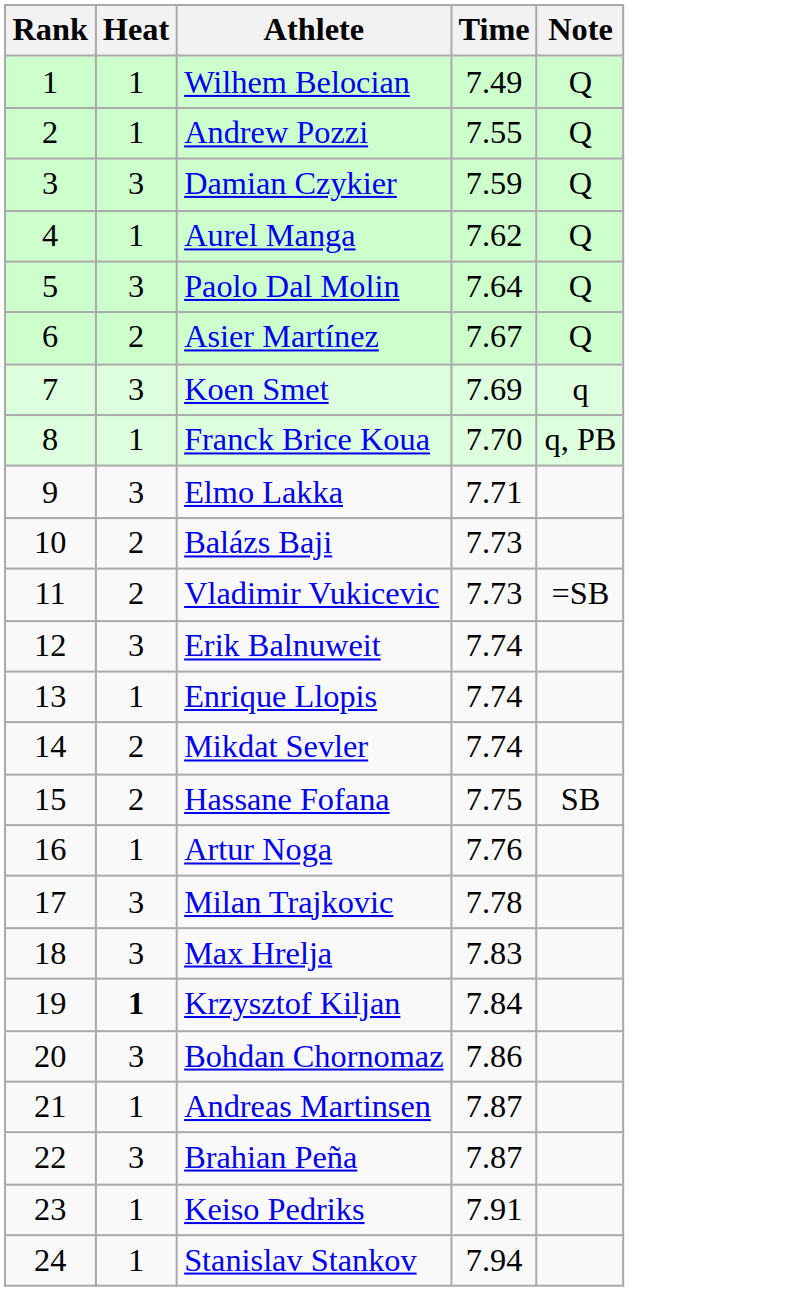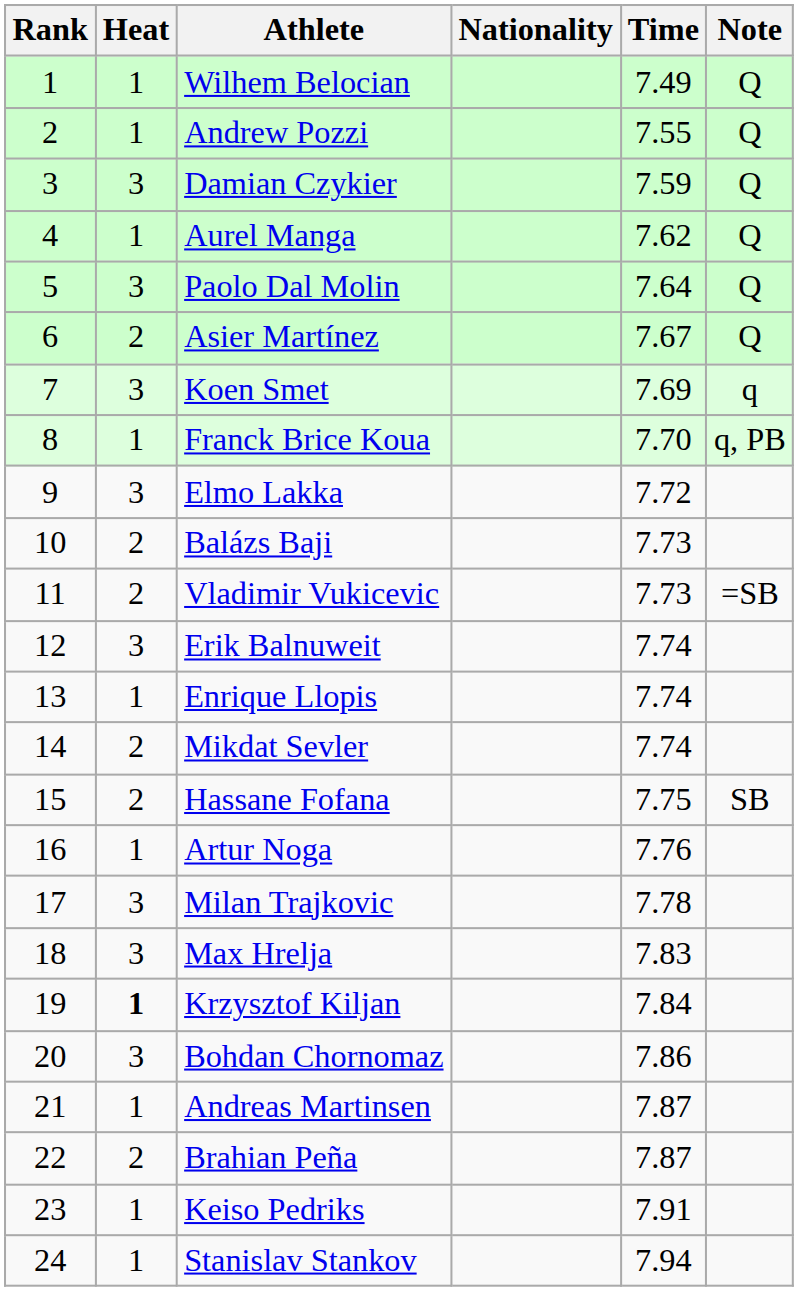+ column: (536, 30)
(494, 491) 7.71 -> (663, 491) 7.72
(136, 1157) 3 -> (136, 1157) 2
